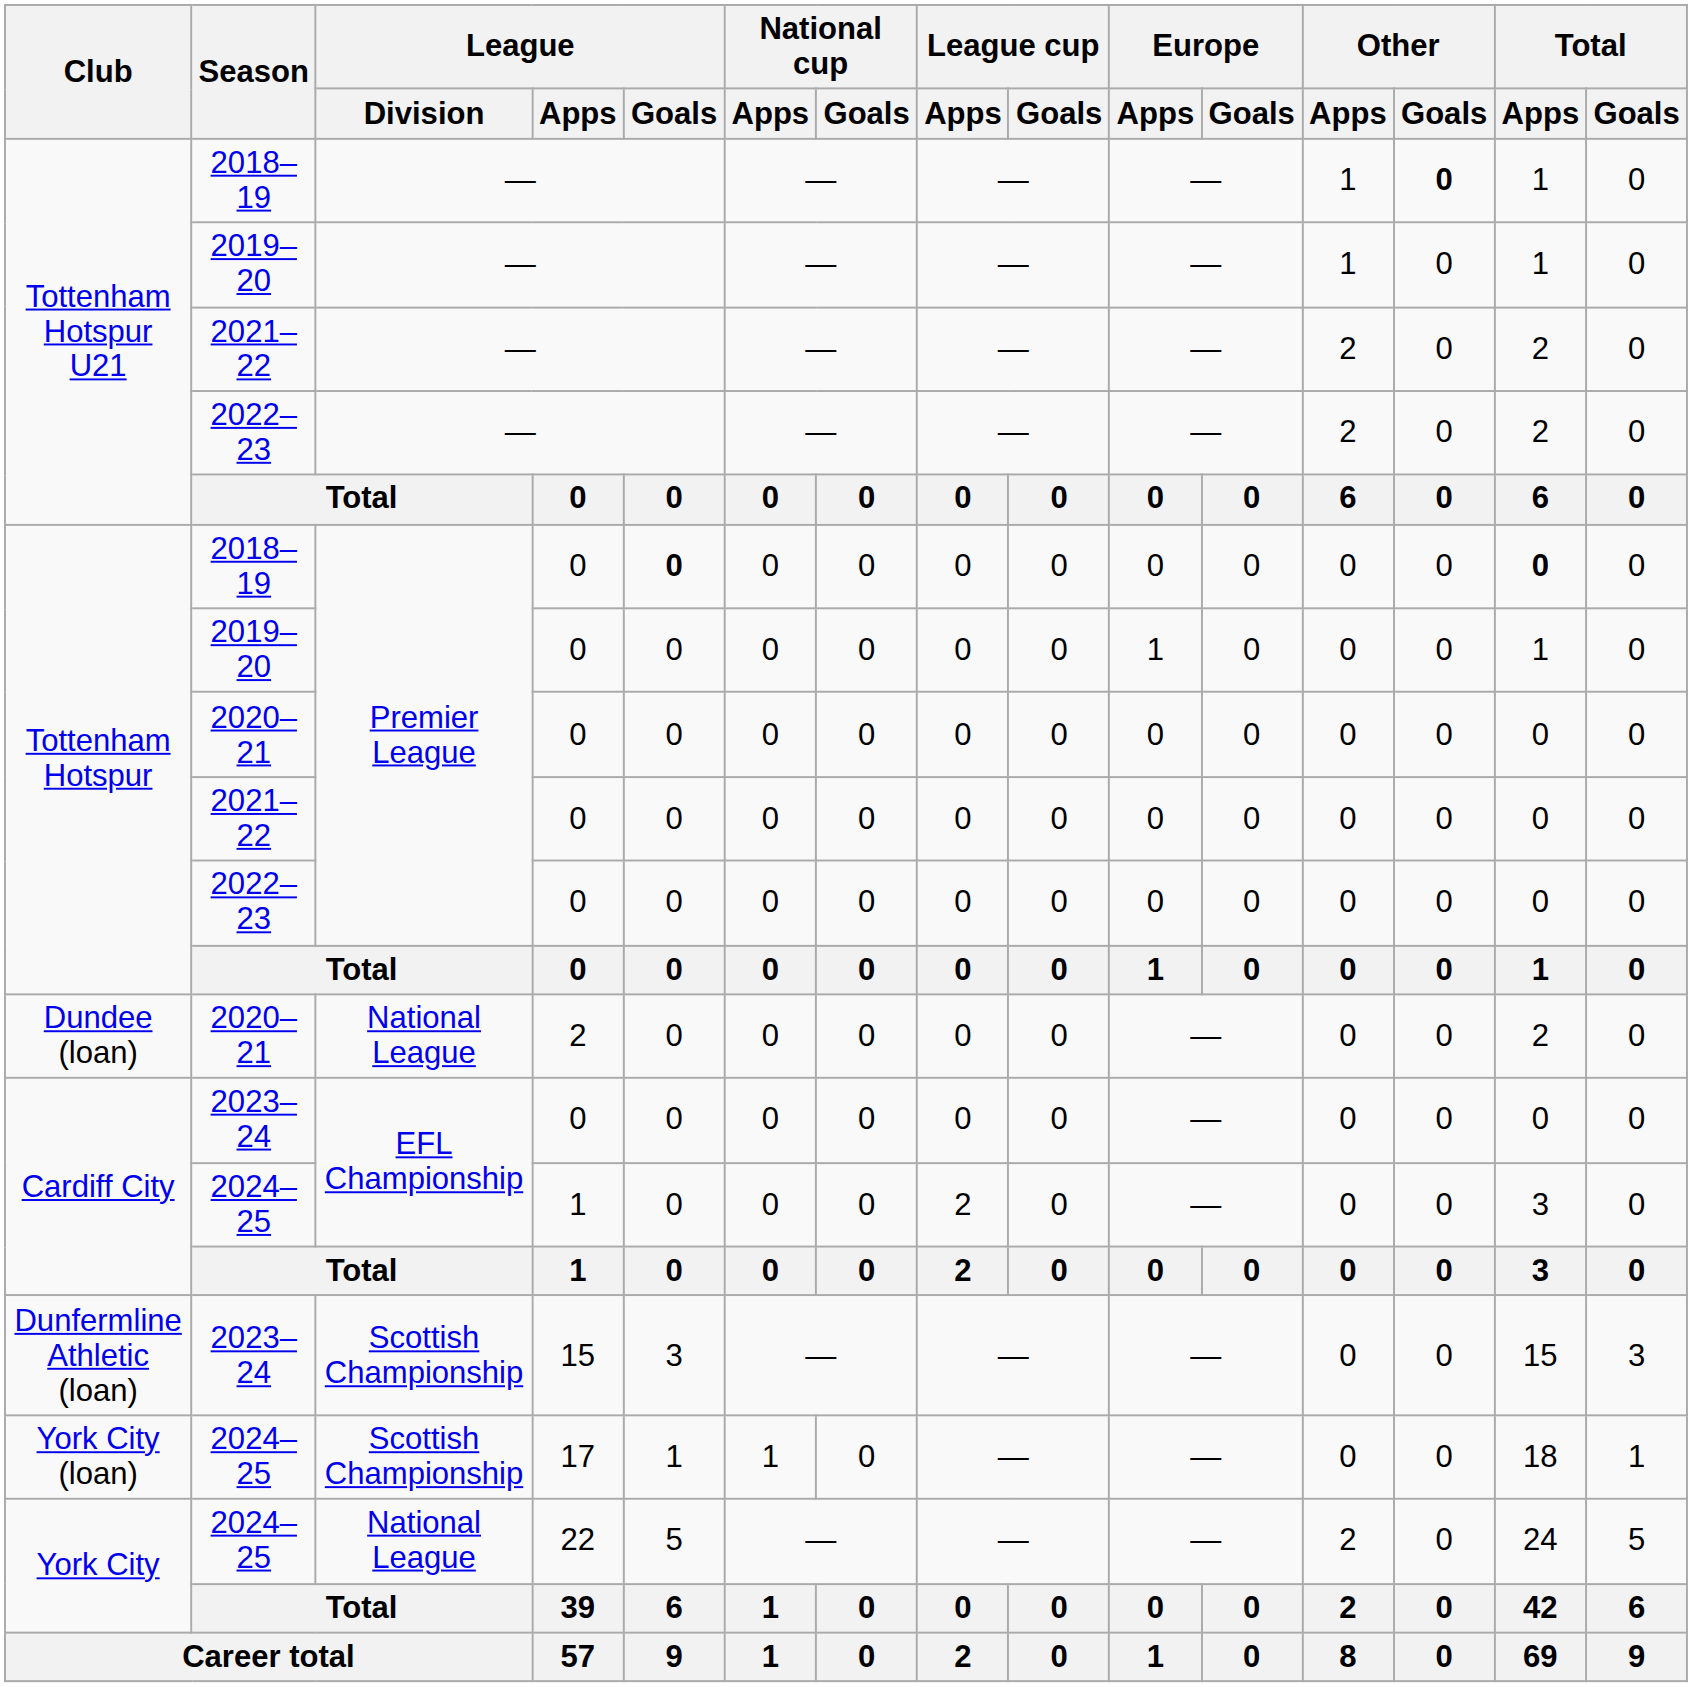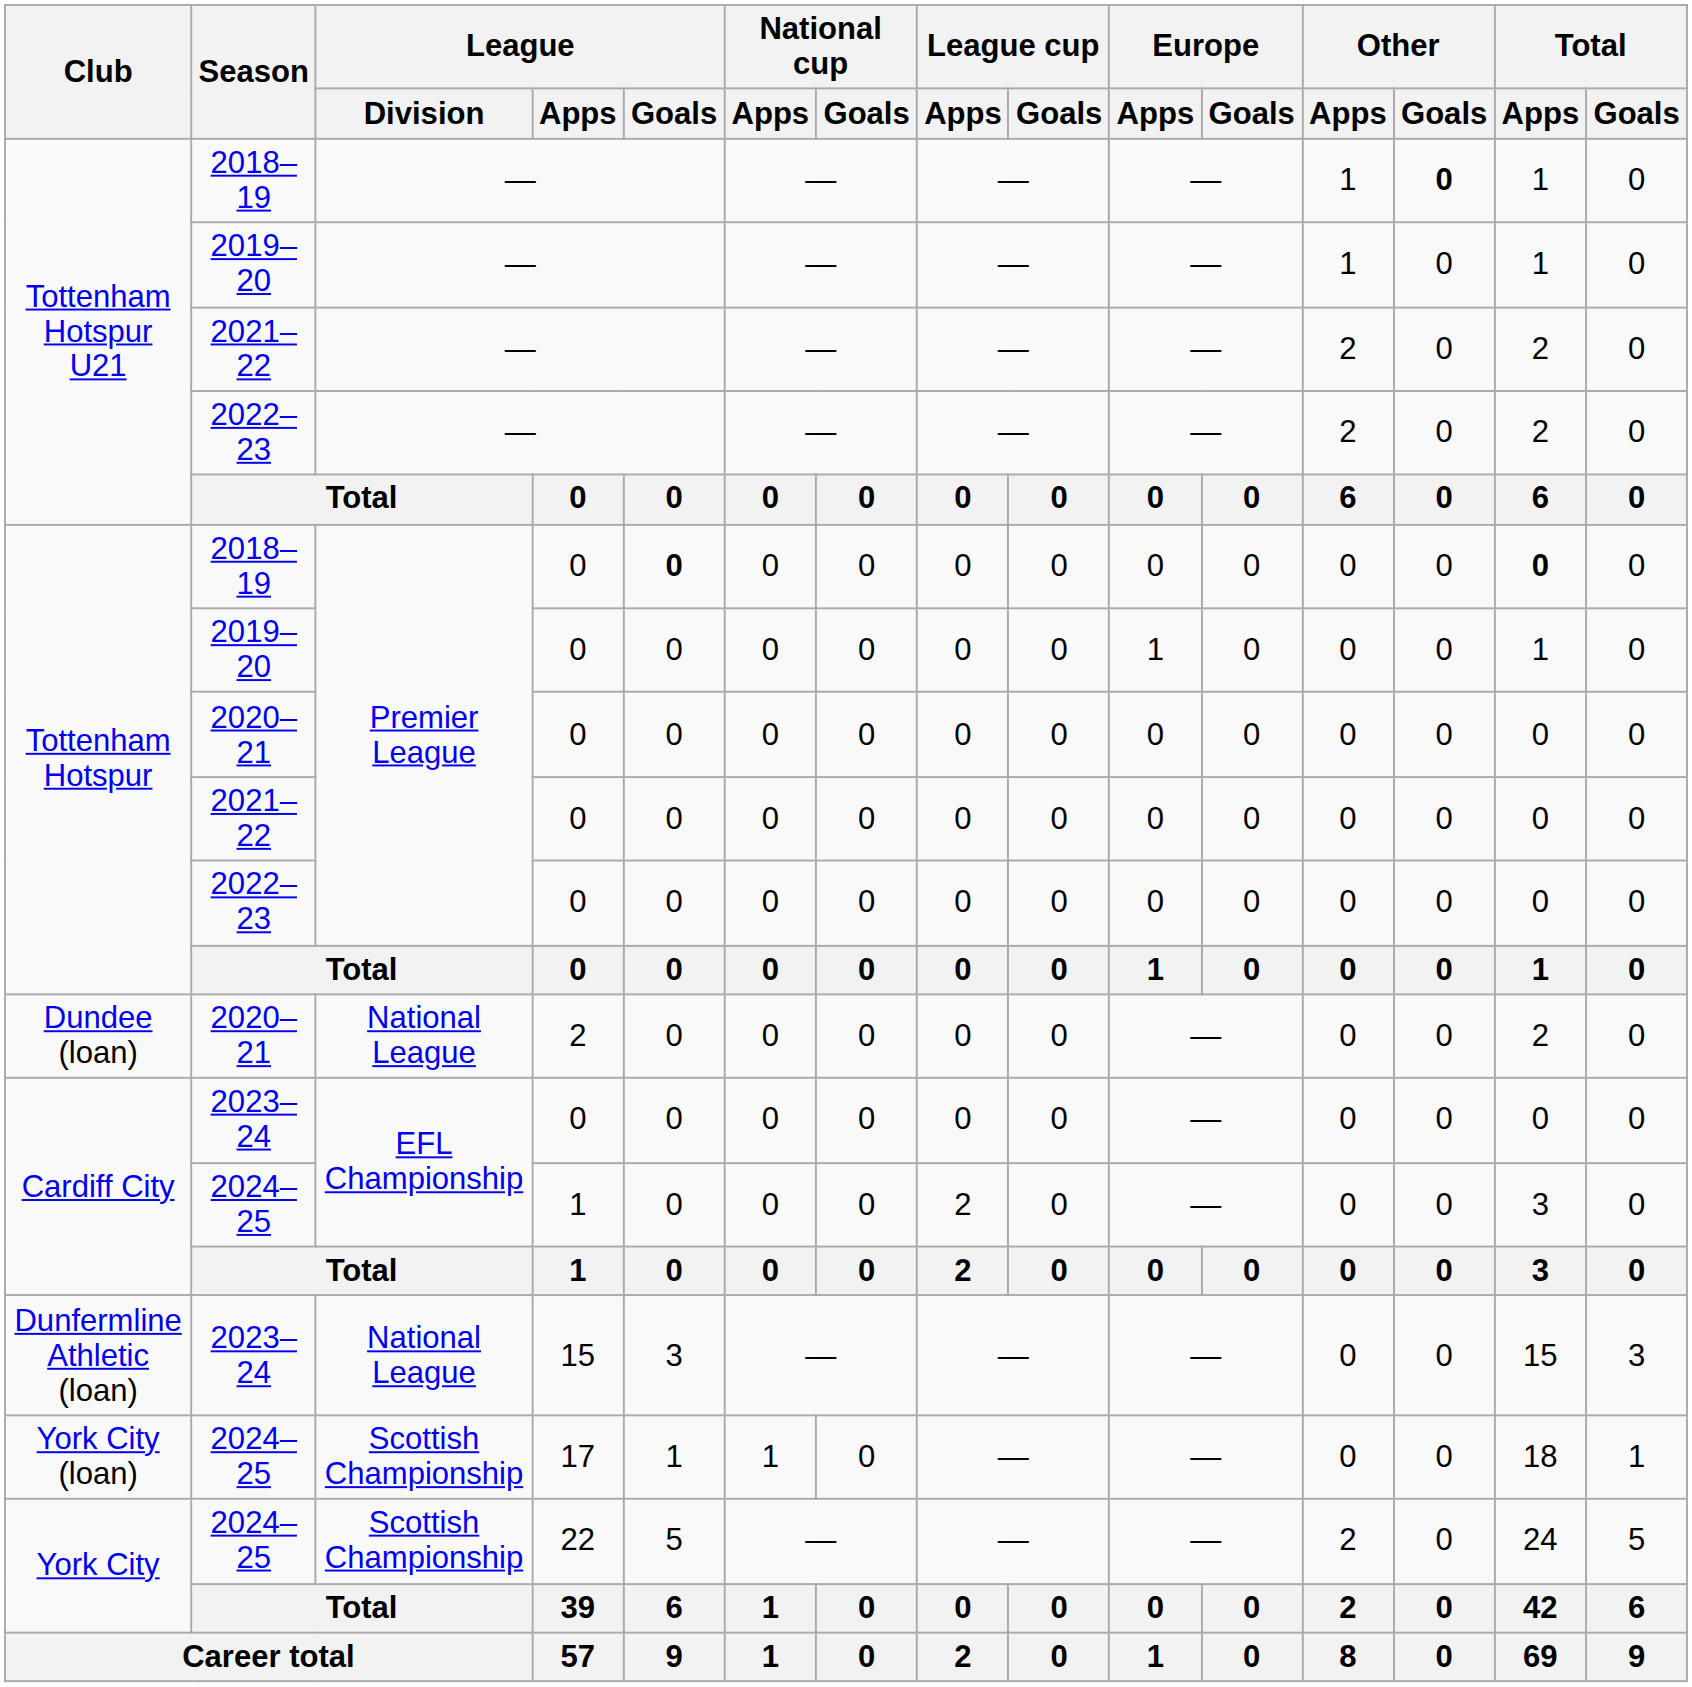(424, 1354) Scottish Championship -> (424, 1354) National League
(424, 1540) National League -> (424, 1540) Scottish Championship
